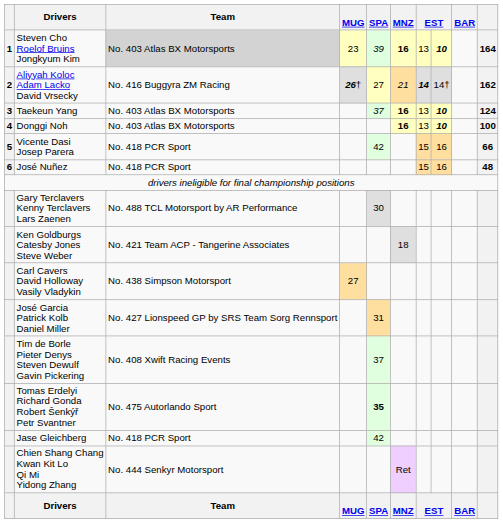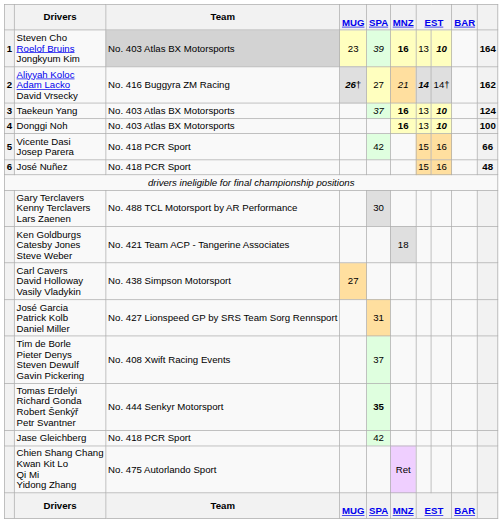(162, 406) No. 475 Autorlando Sport -> (166, 406) No. 444 Senkyr Motorsport
(166, 469) No. 444 Senkyr Motorsport -> (162, 469) No. 475 Autorlando Sport
